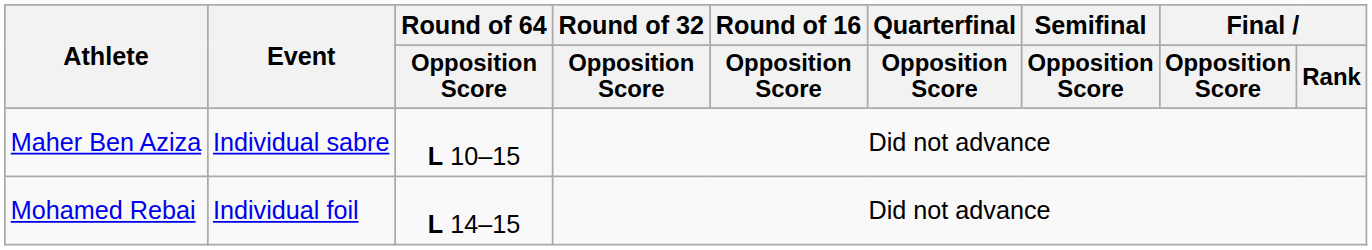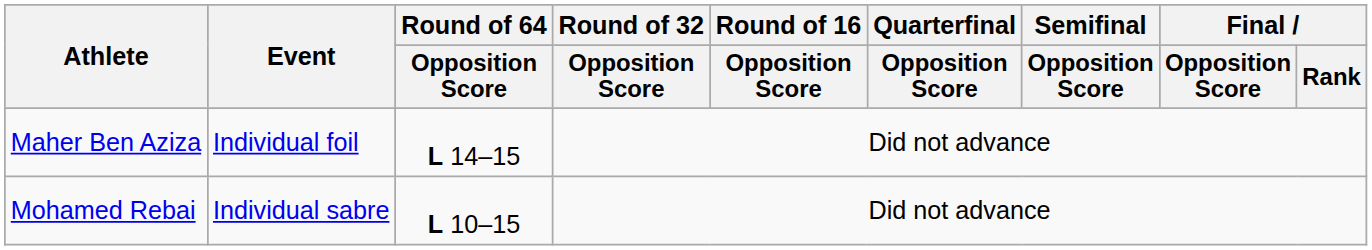(301, 143) Individual sabre -> (286, 143) Individual foil
(474, 157) L 10–15 -> (474, 157) L 14–15
(286, 211) Individual foil -> (301, 211) Individual sabre
(474, 225) L 14–15 -> (474, 225) L 10–15
